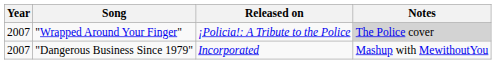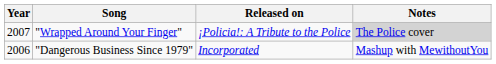(19, 50) 2007 -> (19, 50) 2006
